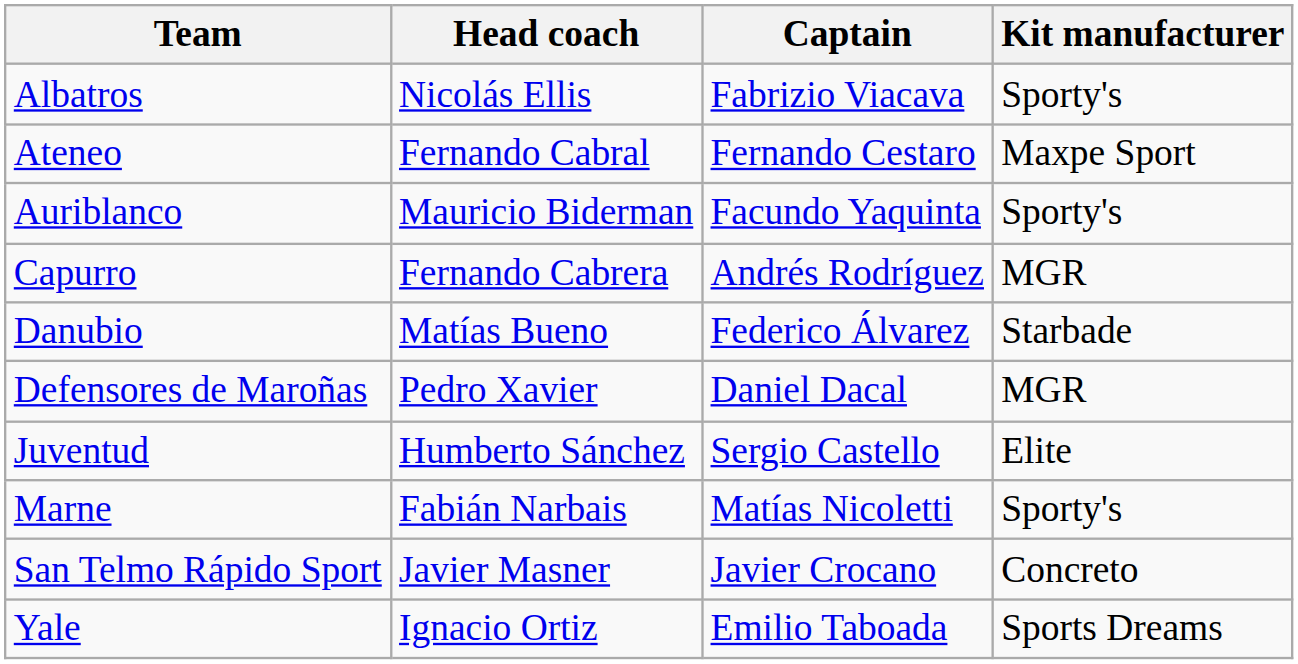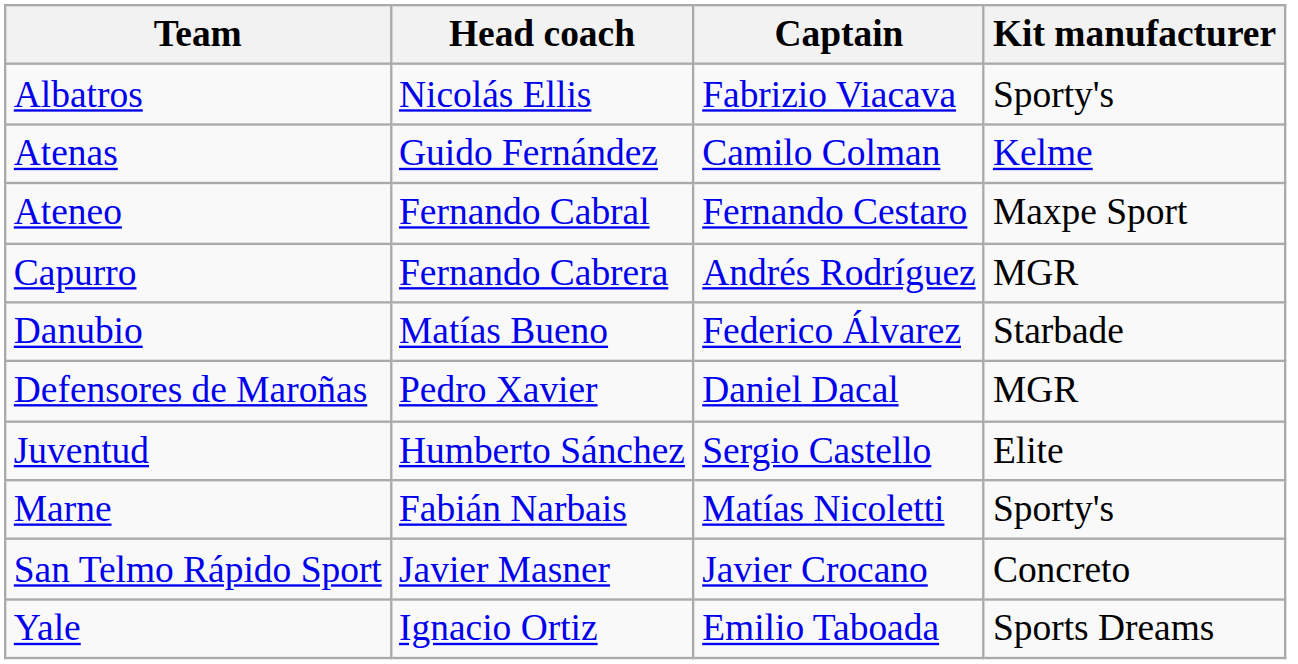+ row: (66, 152)
- row: (98, 212)
